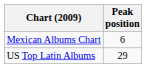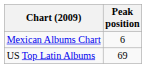(122, 55) 29 -> (122, 55) 69
